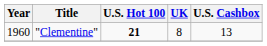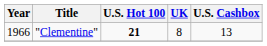(19, 31) 1960 -> (19, 31) 1966
